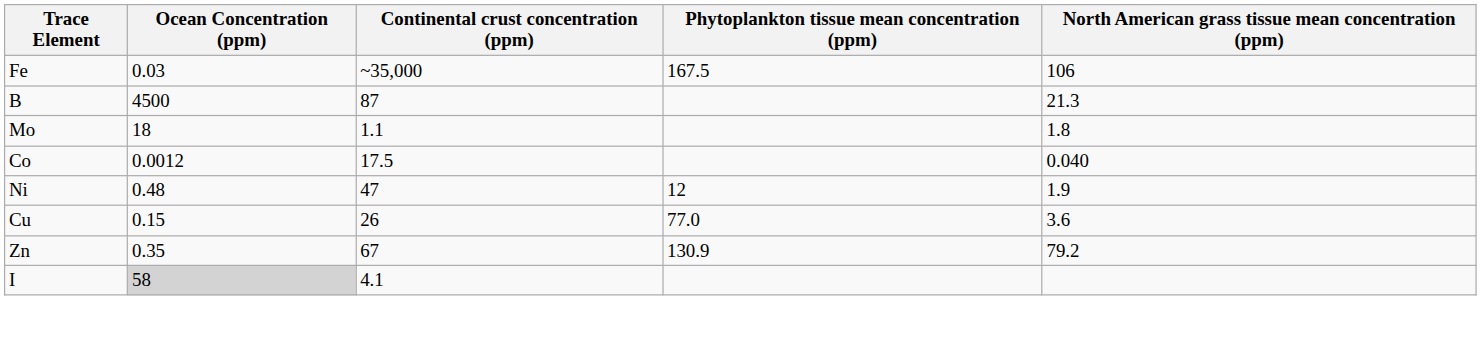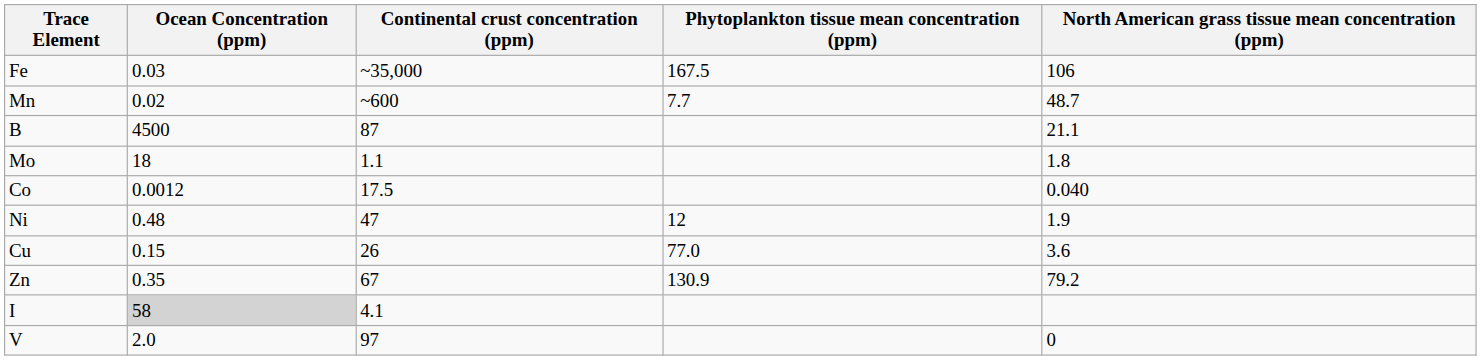+ row: (22, 100)
(1063, 100) 21.3 -> (1063, 130) 21.1
+ row: (16, 340)
